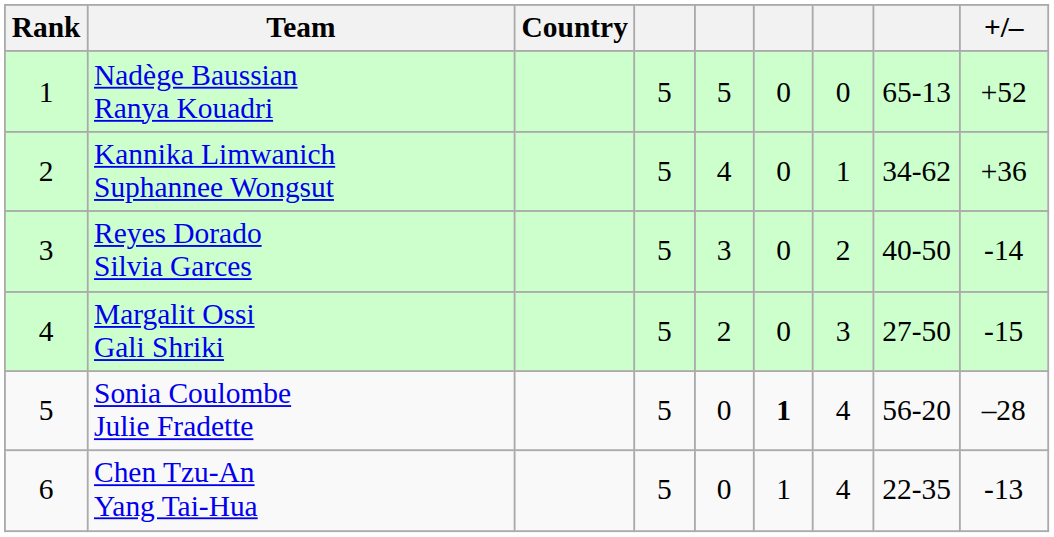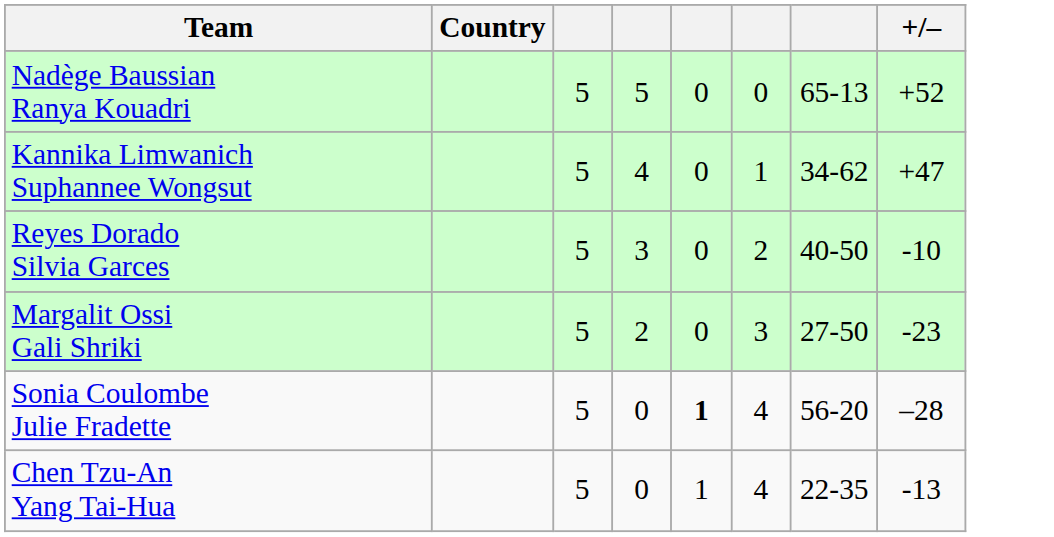- column: (46, 27)
(1004, 170) +36 -> (921, 170) +47
(1004, 250) -14 -> (921, 250) -10
(1004, 330) -15 -> (921, 330) -23
